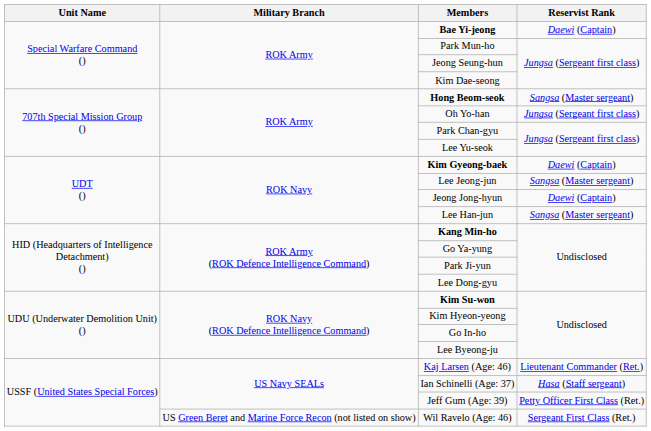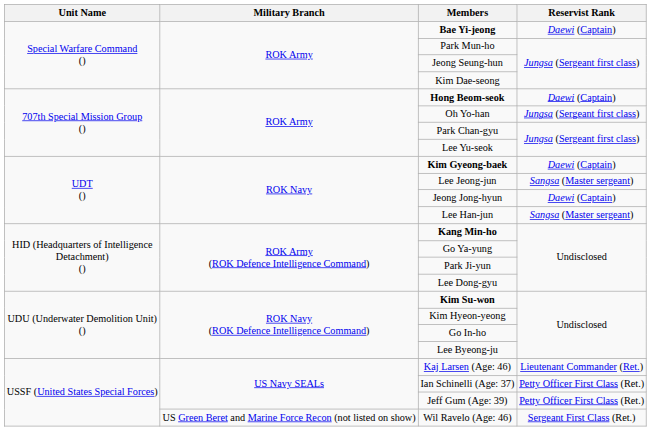(582, 97) Sangsa (Master sergeant) -> (582, 97) Daewi (Captain)
(582, 384) Hasa (Staff sergeant) -> (582, 384) Petty Officer First Class (Ret.)
